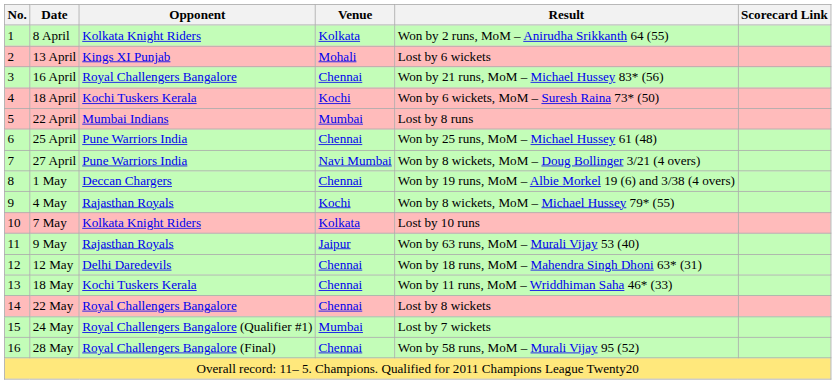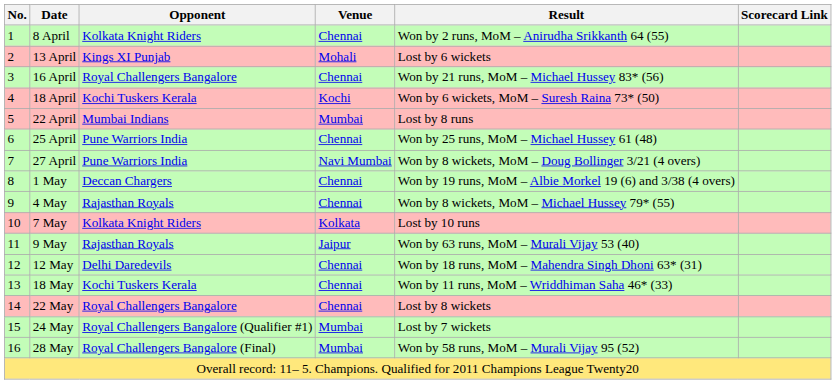(339, 35) Kolkata -> (340, 35) Chennai
(335, 202) Kochi -> (340, 202) Chennai
(340, 347) Chennai -> (341, 347) Mumbai
